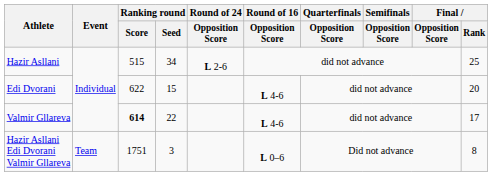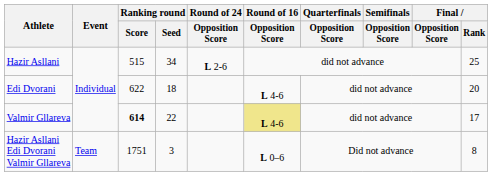(171, 89) 15 -> (171, 89) 18
(272, 123) no background -> (272, 123) khaki background
